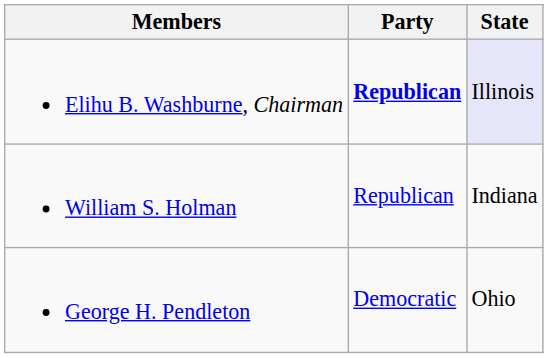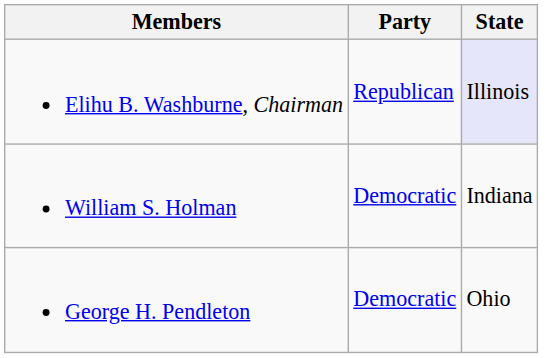(407, 91) bold -> (404, 91) normal
(404, 195) Republican -> (405, 195) Democratic
